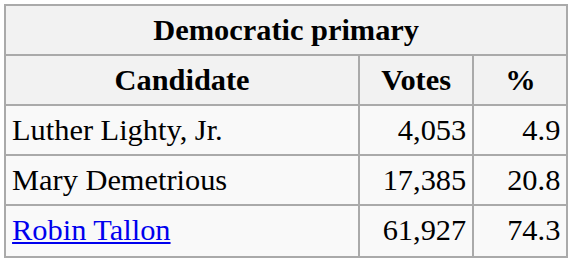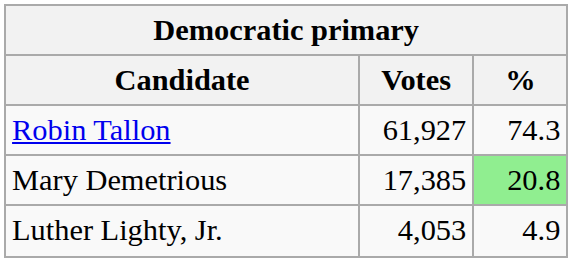rows swapped: (91, 230) <-> (117, 130)
(534, 180) no background -> (534, 180) lightgreen background
